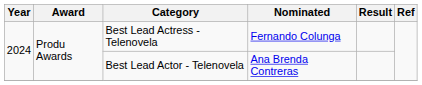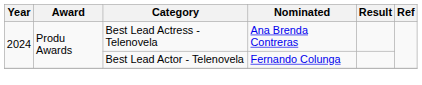(296, 36) Fernando Colunga -> (279, 36) Ana Brenda Contreras
(279, 65) Ana Brenda Contreras -> (296, 59) Fernando Colunga
